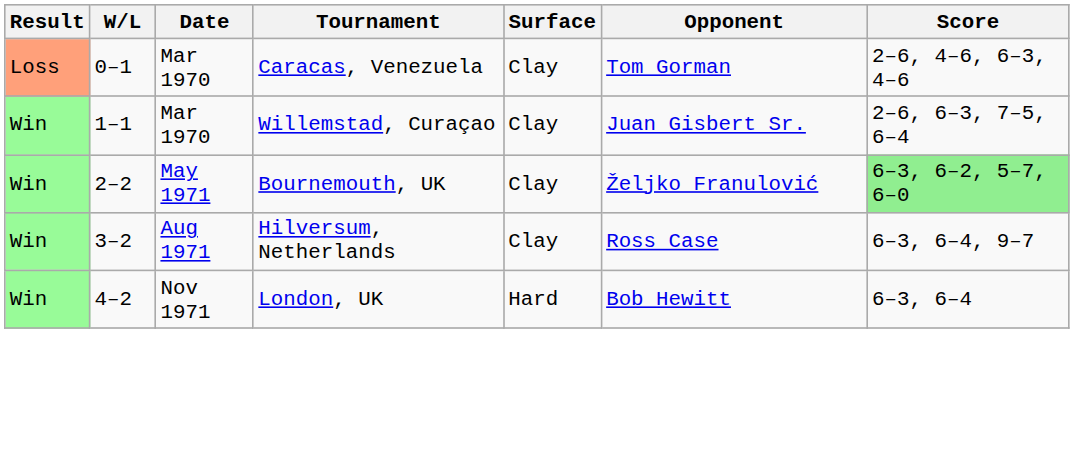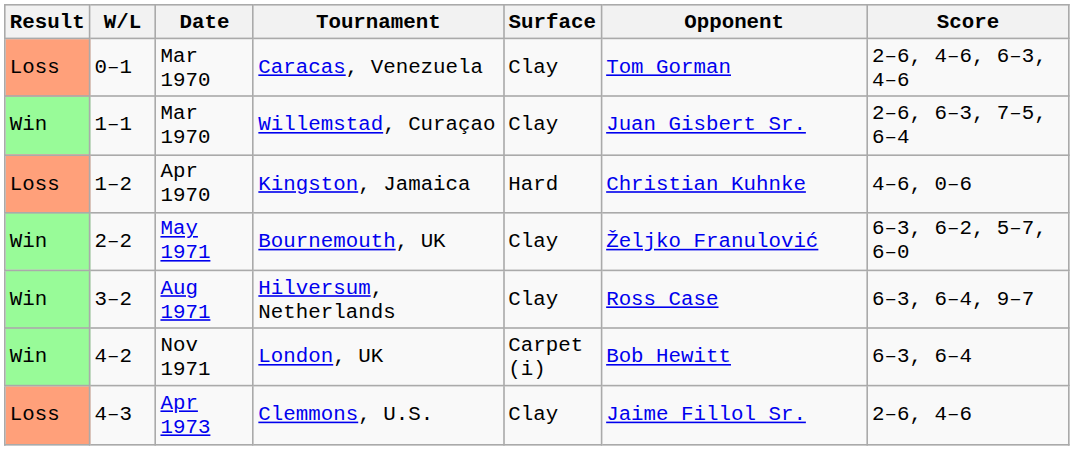+ row: (364, 183)
(959, 183) lightgreen background -> (959, 241) no background
(533, 299) Hard -> (546, 357) Carpet (i)
+ row: (346, 415)
